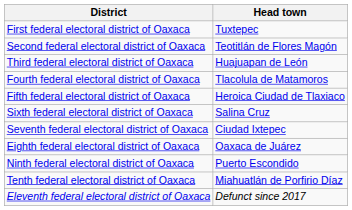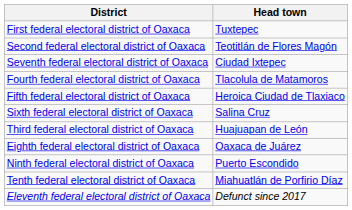rows swapped: (100, 63) <-> (107, 130)
